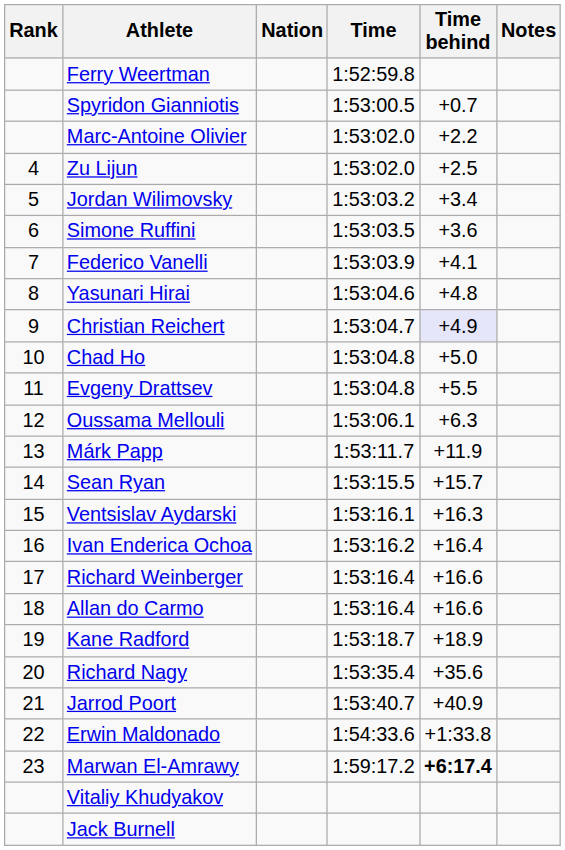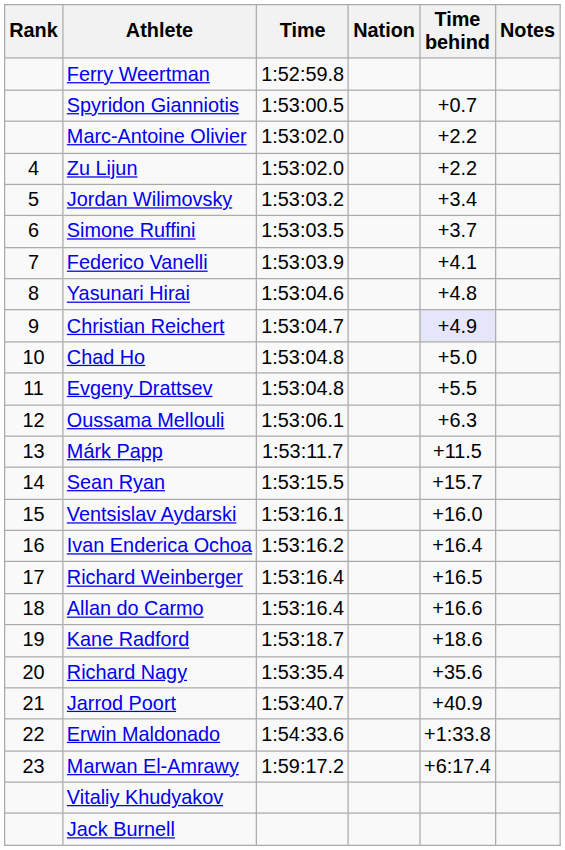columns swapped: (292, 31) <-> (374, 31)
(458, 168) +2.5 -> (457, 168) +2.2
(458, 231) +3.6 -> (457, 231) +3.7
(458, 451) +11.9 -> (457, 451) +11.5
(458, 514) +16.3 -> (457, 514) +16.0
(458, 577) +16.6 -> (457, 577) +16.5
(458, 640) +18.9 -> (457, 640) +18.6
(458, 766) bold -> (457, 766) normal
